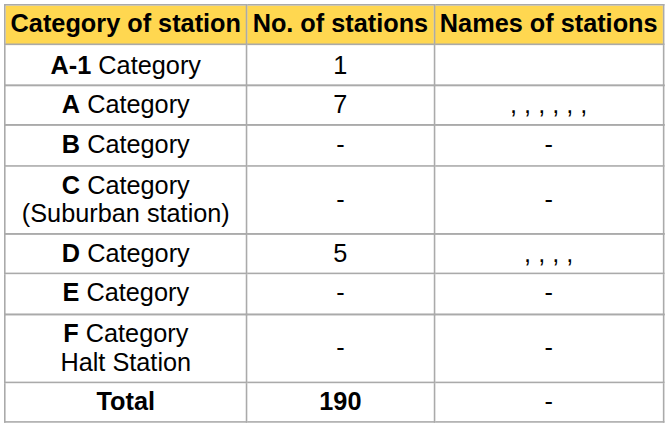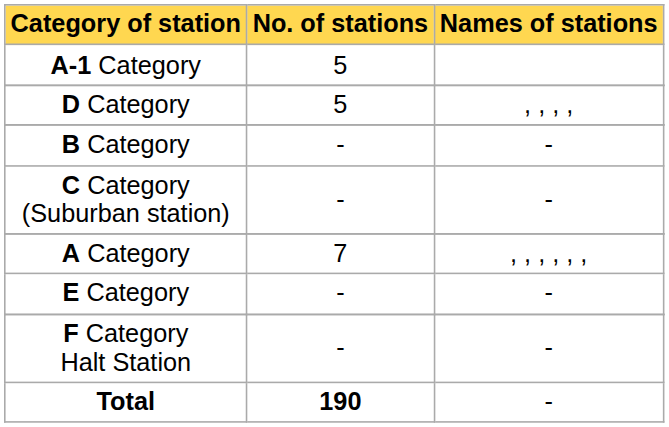(340, 64) 1 -> (340, 64) 5
rows swapped: (126, 104) <-> (126, 253)
